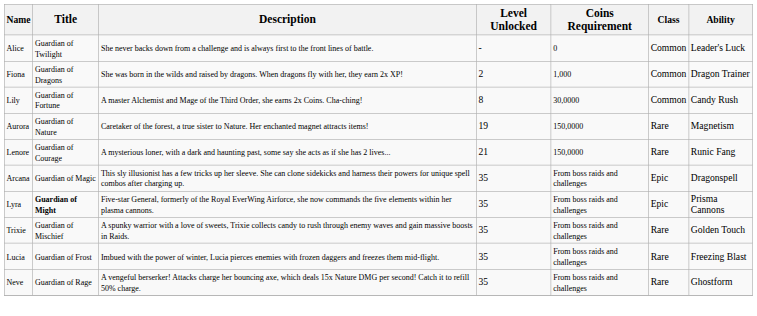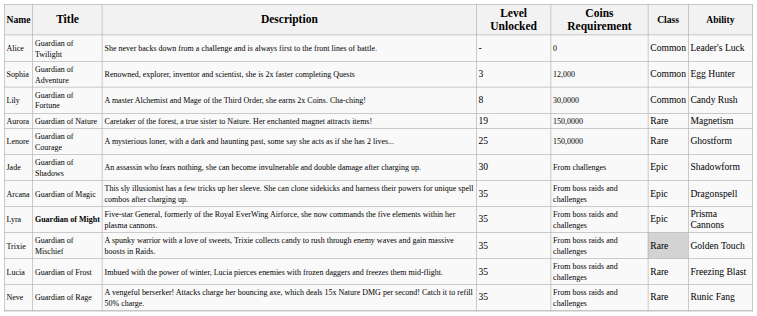- row: (16, 74)
+ row: (18, 74)
(483, 152) 21 -> (483, 141) 25
(713, 152) Runic Fang -> (711, 141) Ghostform
+ row: (14, 168)
(660, 230) no background -> (659, 245) lightgrey background
(712, 282) Ghostform -> (713, 297) Runic Fang
